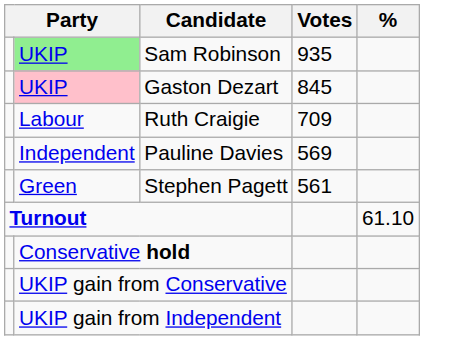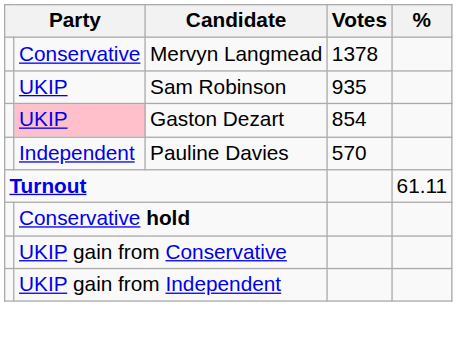+ row: (236, 53)
(43, 53) lightgreen background -> (43, 86) no background
(315, 86) 845 -> (349, 119) 854
- row: (202, 119)
(315, 152) 569 -> (349, 152) 570
- row: (216, 185)
(388, 218) 61.10 -> (422, 185) 61.11
